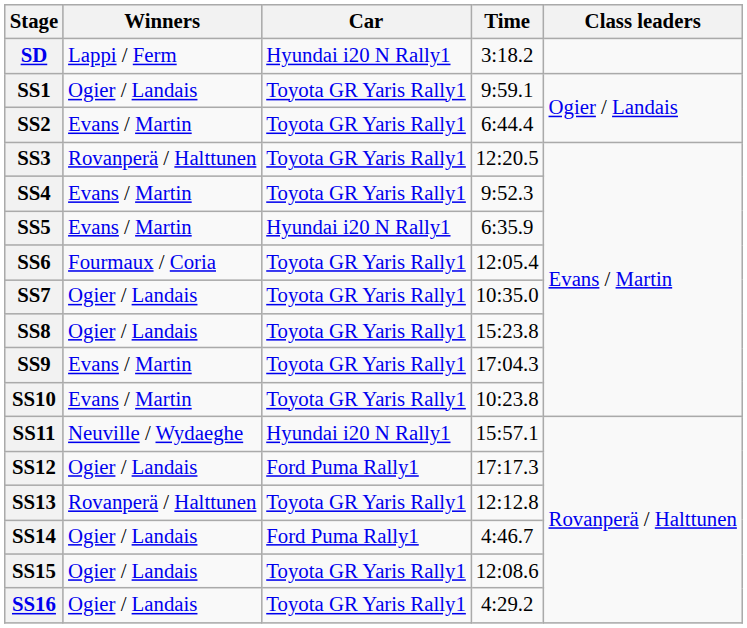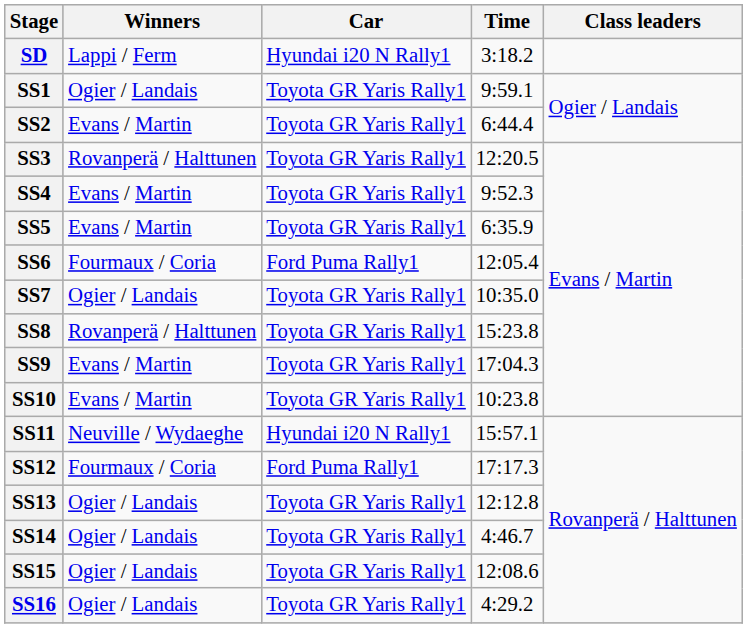(358, 227) Hyundai i20 N Rally1 -> (366, 227) Toyota GR Yaris Rally1
(366, 261) Toyota GR Yaris Rally1 -> (343, 261) Ford Puma Rally1
(133, 330) Ogier / Landais -> (162, 330) Rovanperä / Halttunen
(133, 467) Ogier / Landais -> (142, 467) Fourmaux / Coria
(162, 501) Rovanperä / Halttunen -> (133, 501) Ogier / Landais
(343, 536) Ford Puma Rally1 -> (366, 536) Toyota GR Yaris Rally1
